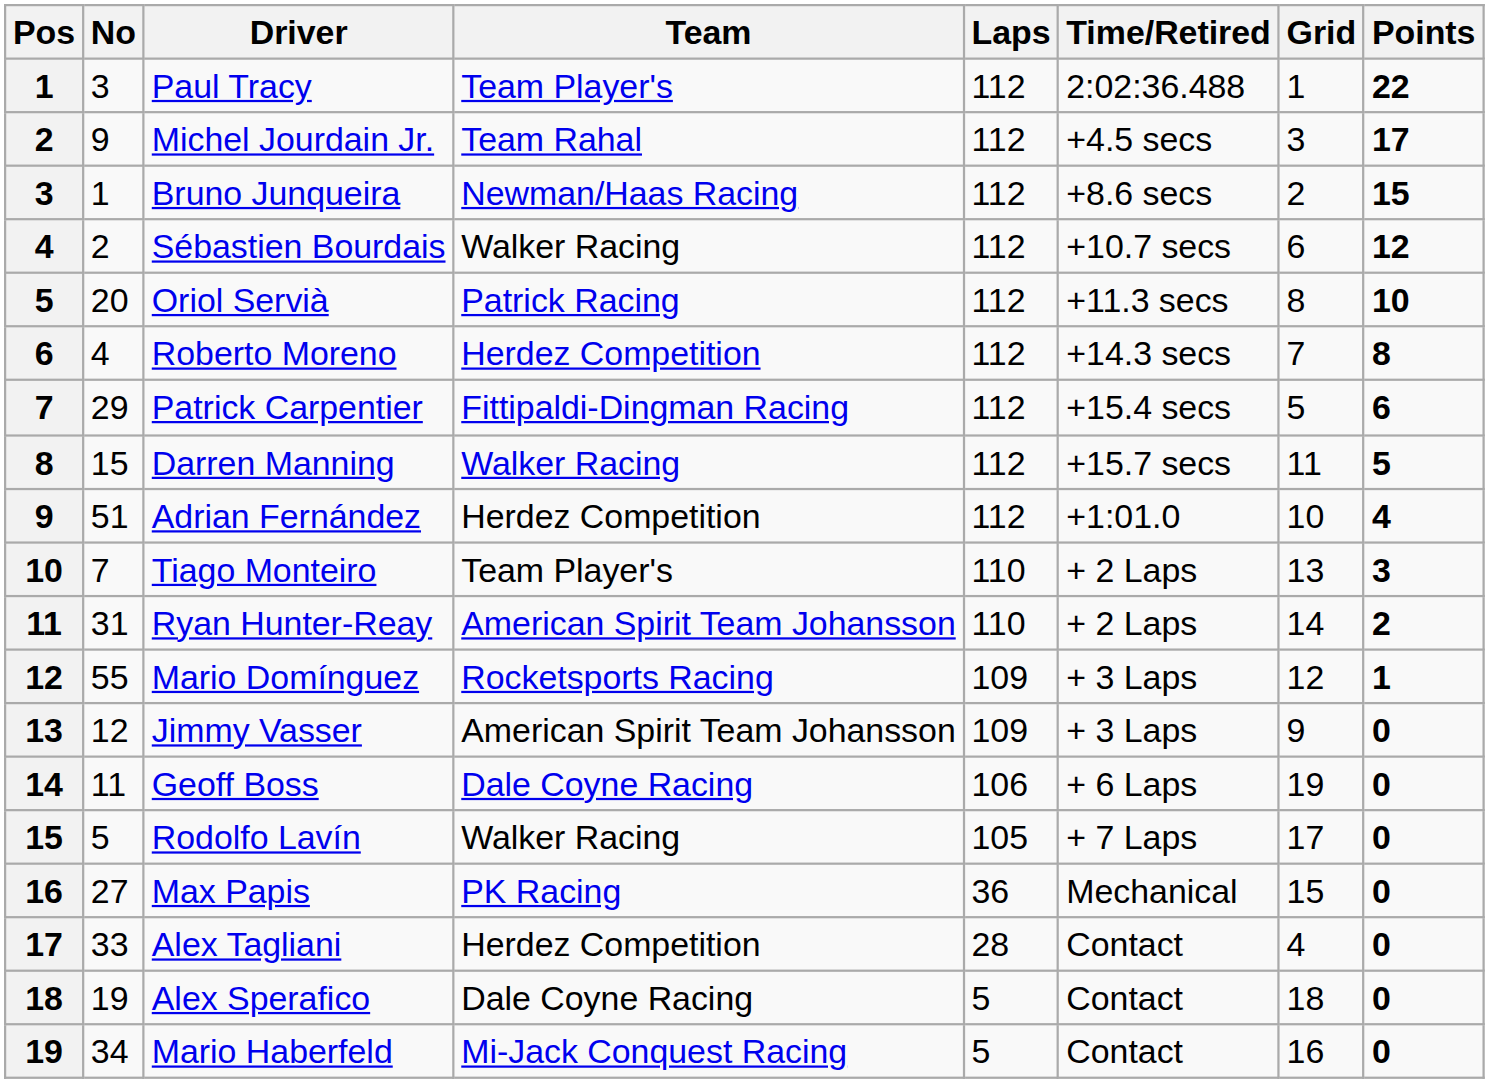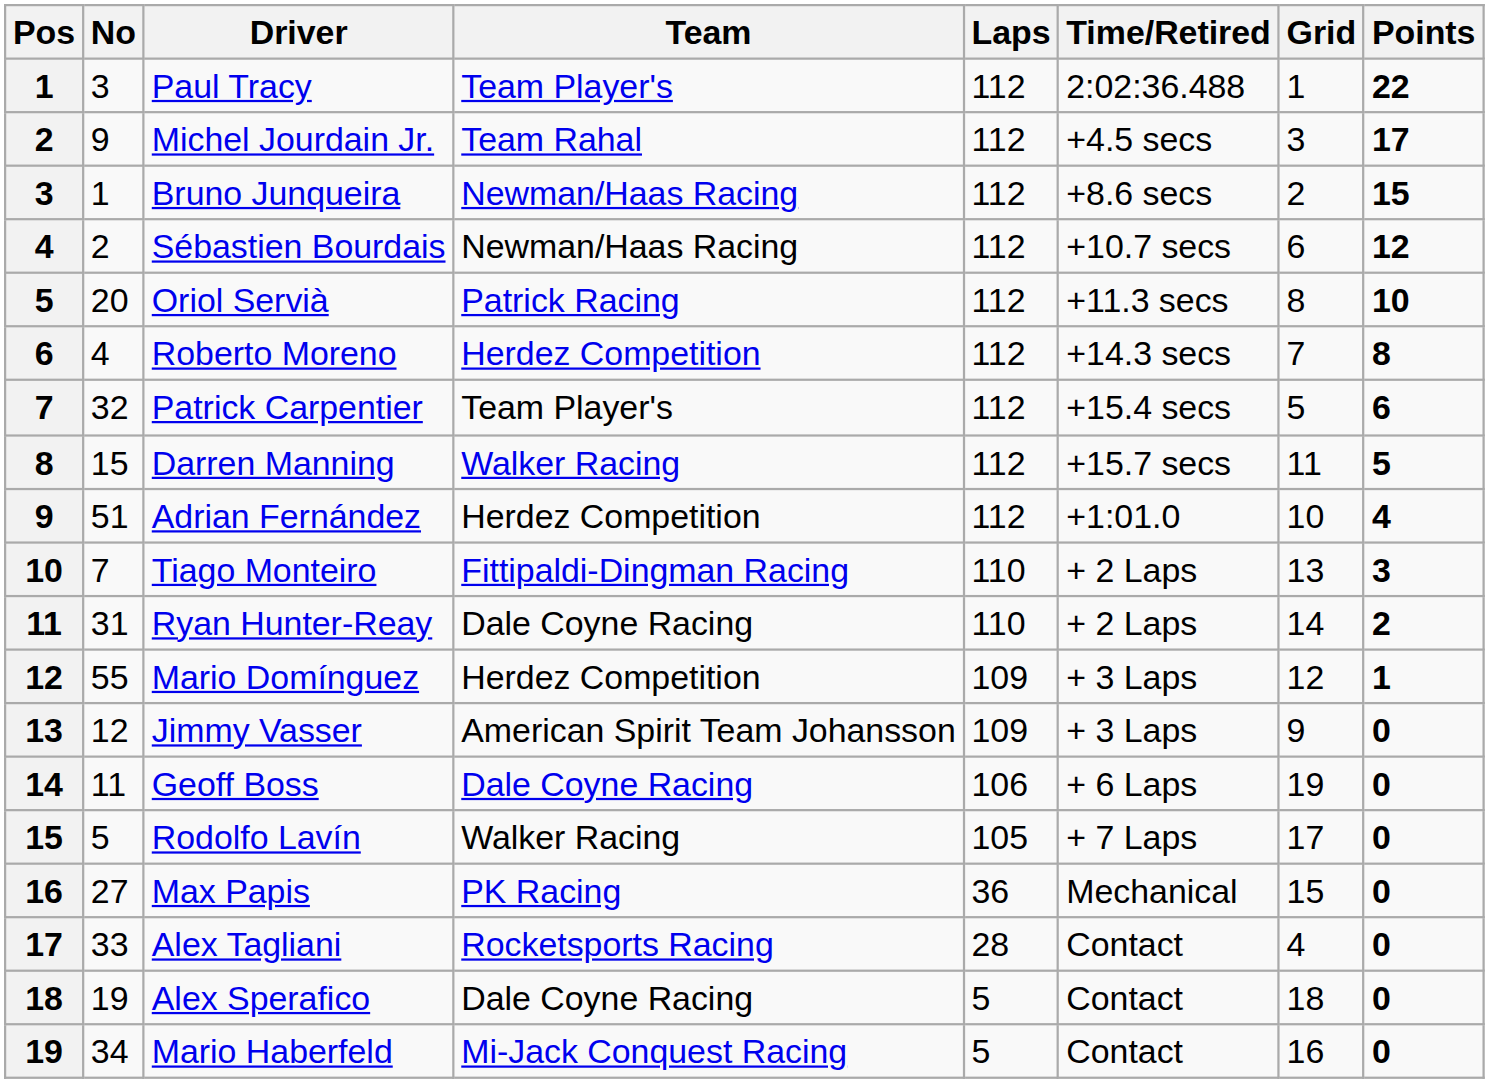(571, 247) Walker Racing -> (630, 247) Newman/Haas Racing
(110, 408) 29 -> (110, 408) 32
(655, 408) Fittipaldi-Dingman Racing -> (567, 408) Team Player's
(567, 569) Team Player's -> (655, 569) Fittipaldi-Dingman Racing
(708, 622) American Spirit Team Johansson -> (607, 622) Dale Coyne Racing
(617, 676) Rocketsports Racing -> (611, 676) Herdez Competition
(611, 944) Herdez Competition -> (617, 944) Rocketsports Racing
